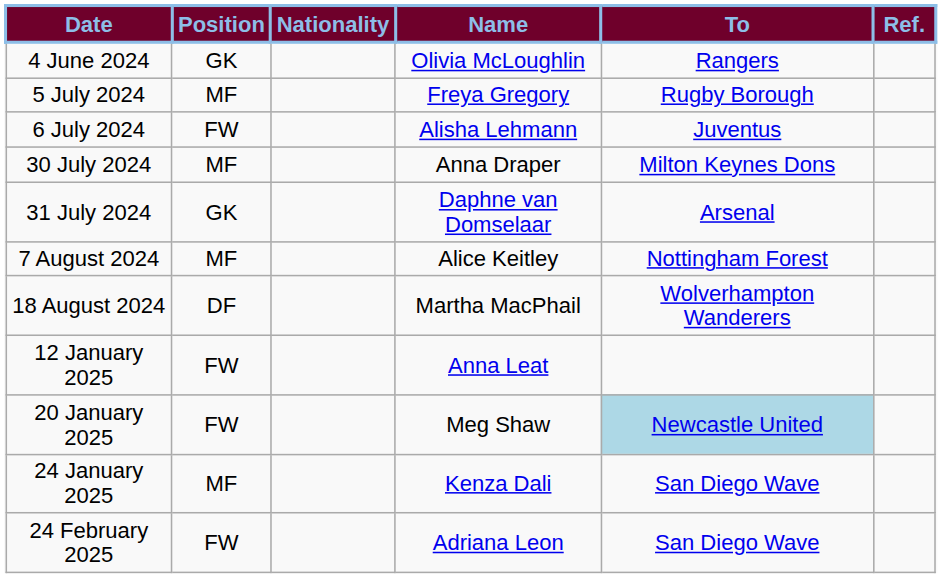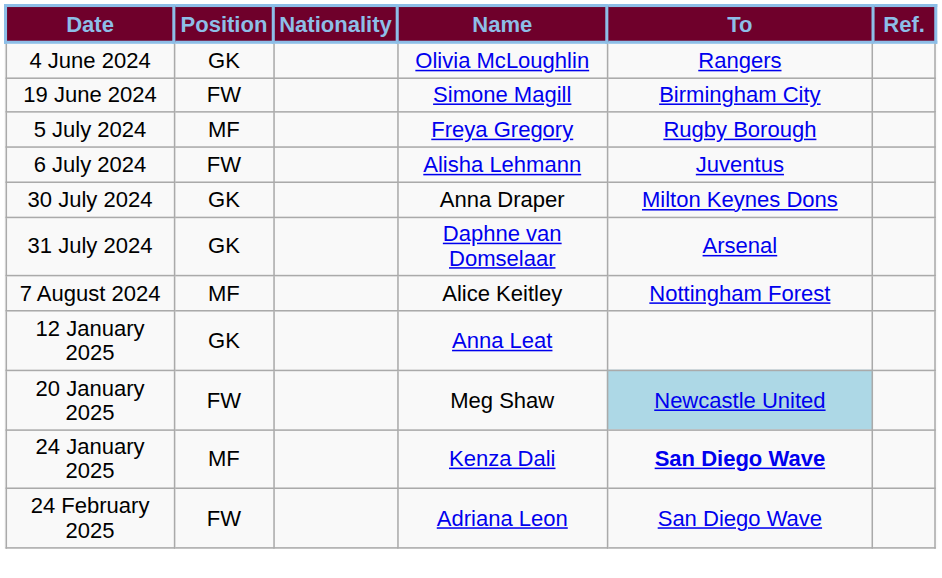+ row: (90, 95)
(221, 165) MF -> (224, 200) GK
- row: (89, 306)
(221, 365) FW -> (224, 341) GK
(737, 484) normal -> (740, 459) bold
